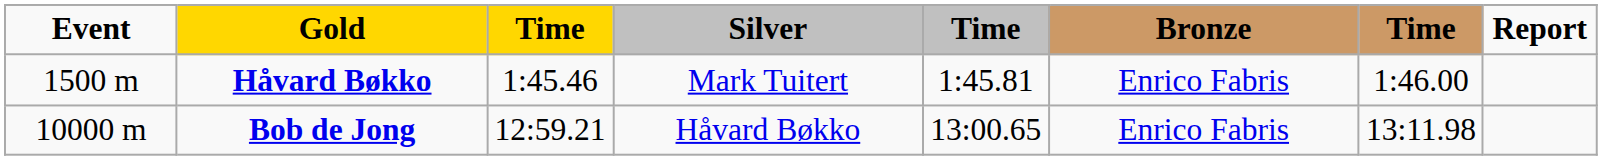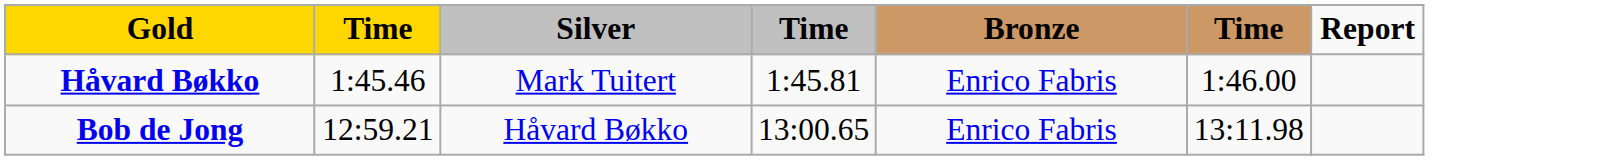- column: (91, 29)
